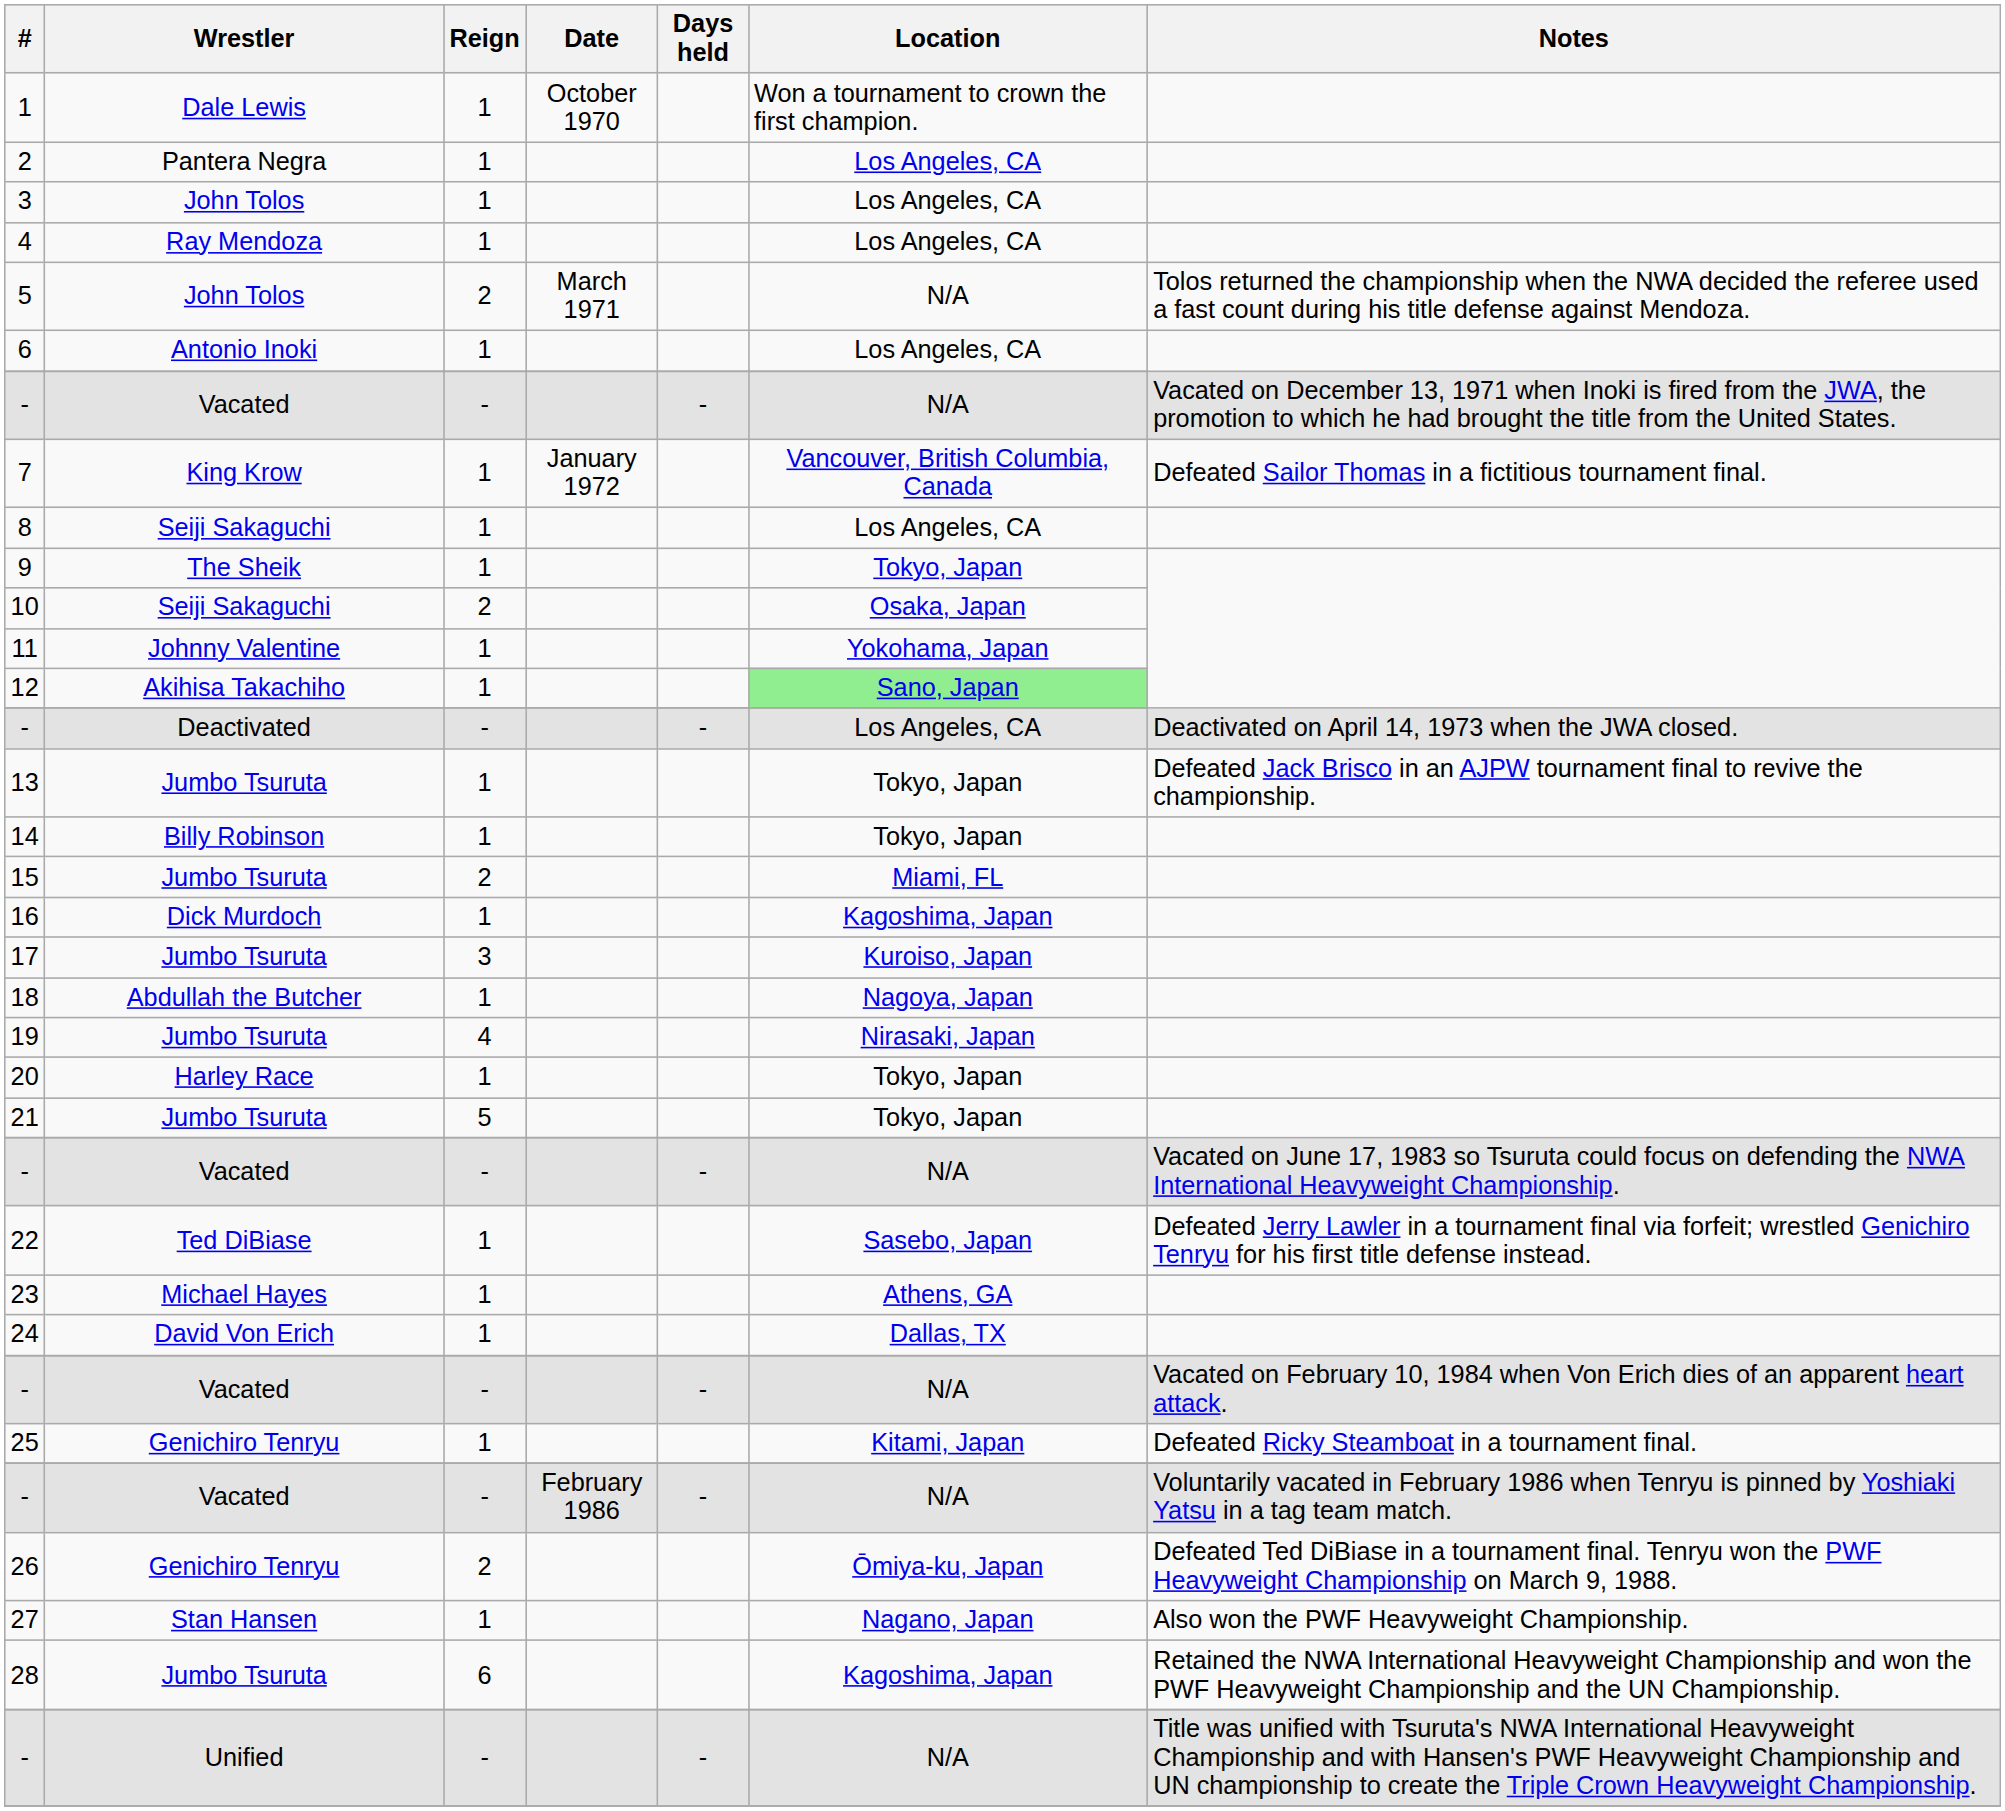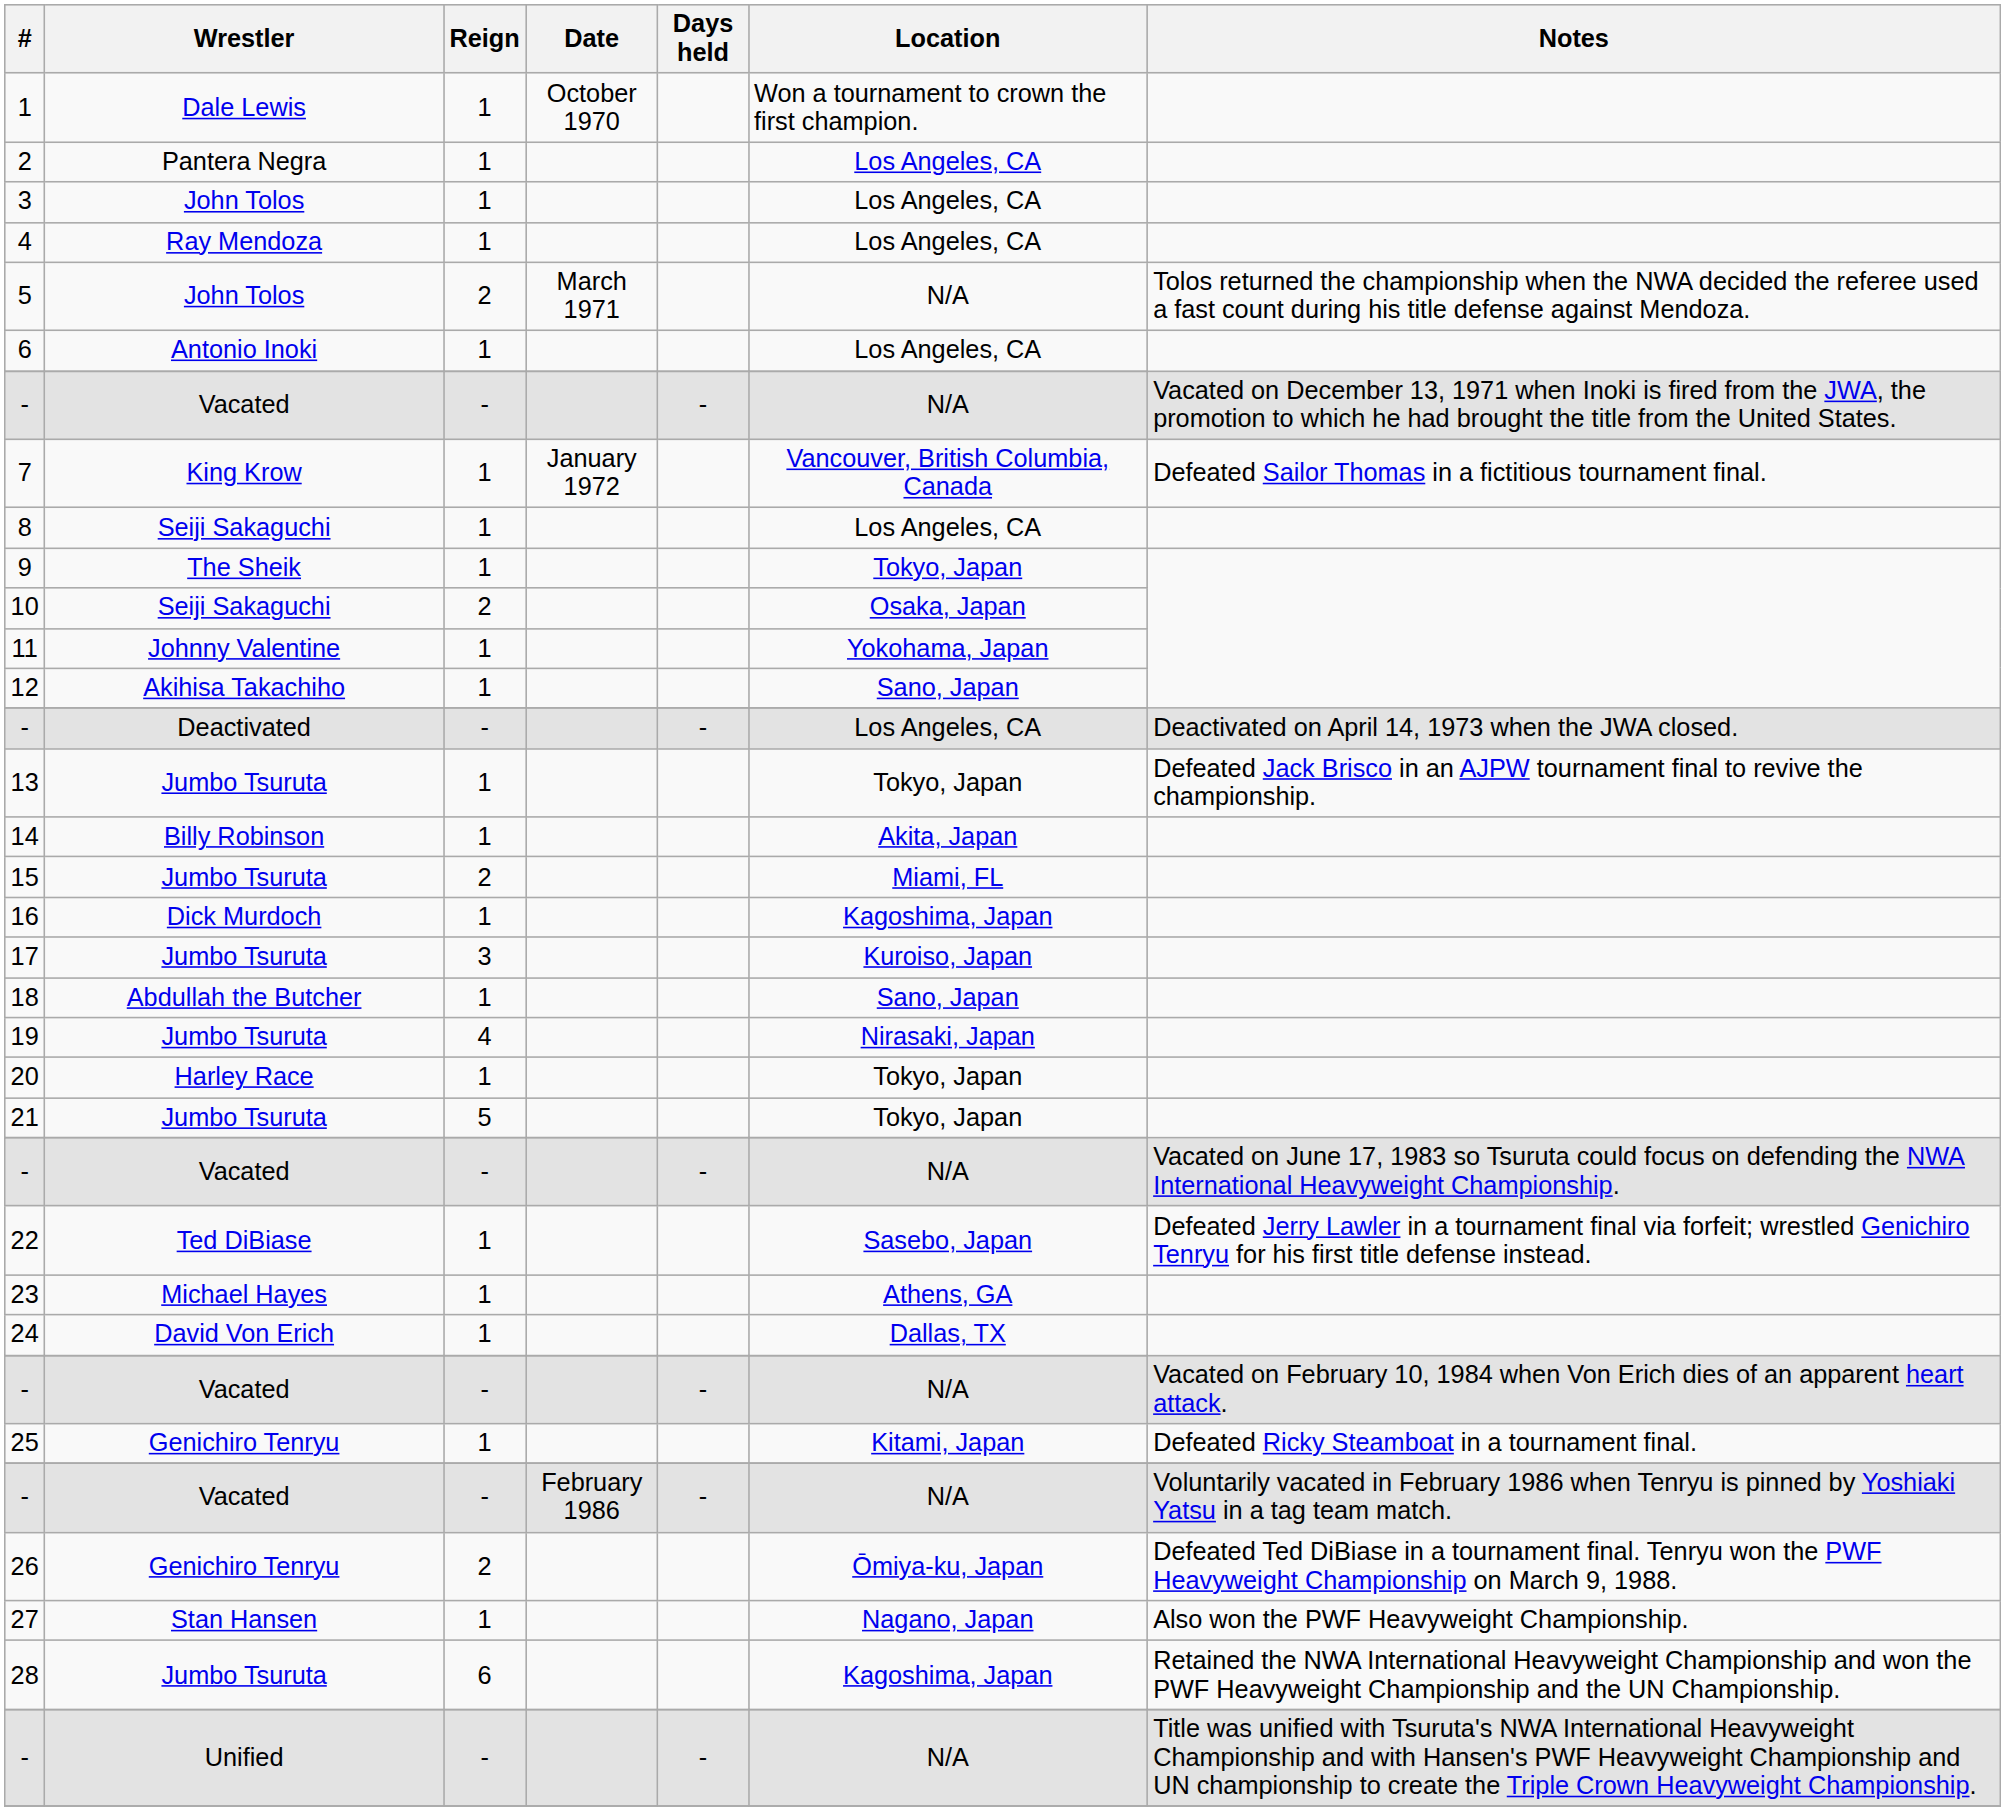(948, 687) lightgreen background -> (948, 687) no background
(948, 836) Tokyo, Japan -> (948, 836) Akita, Japan
(948, 997) Nagoya, Japan -> (948, 997) Sano, Japan
